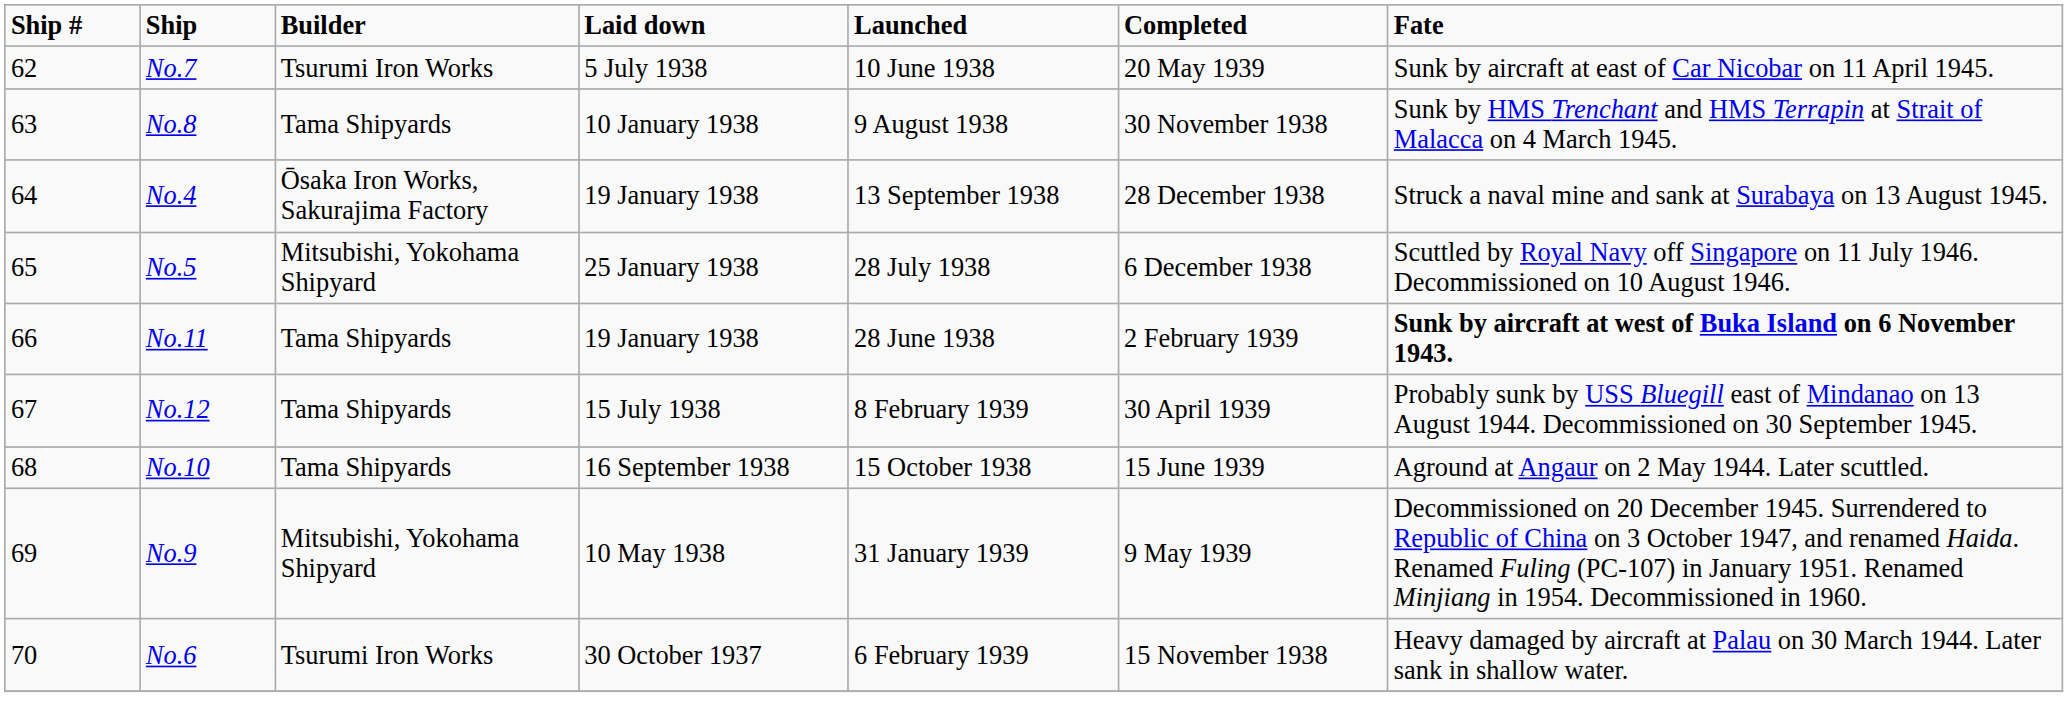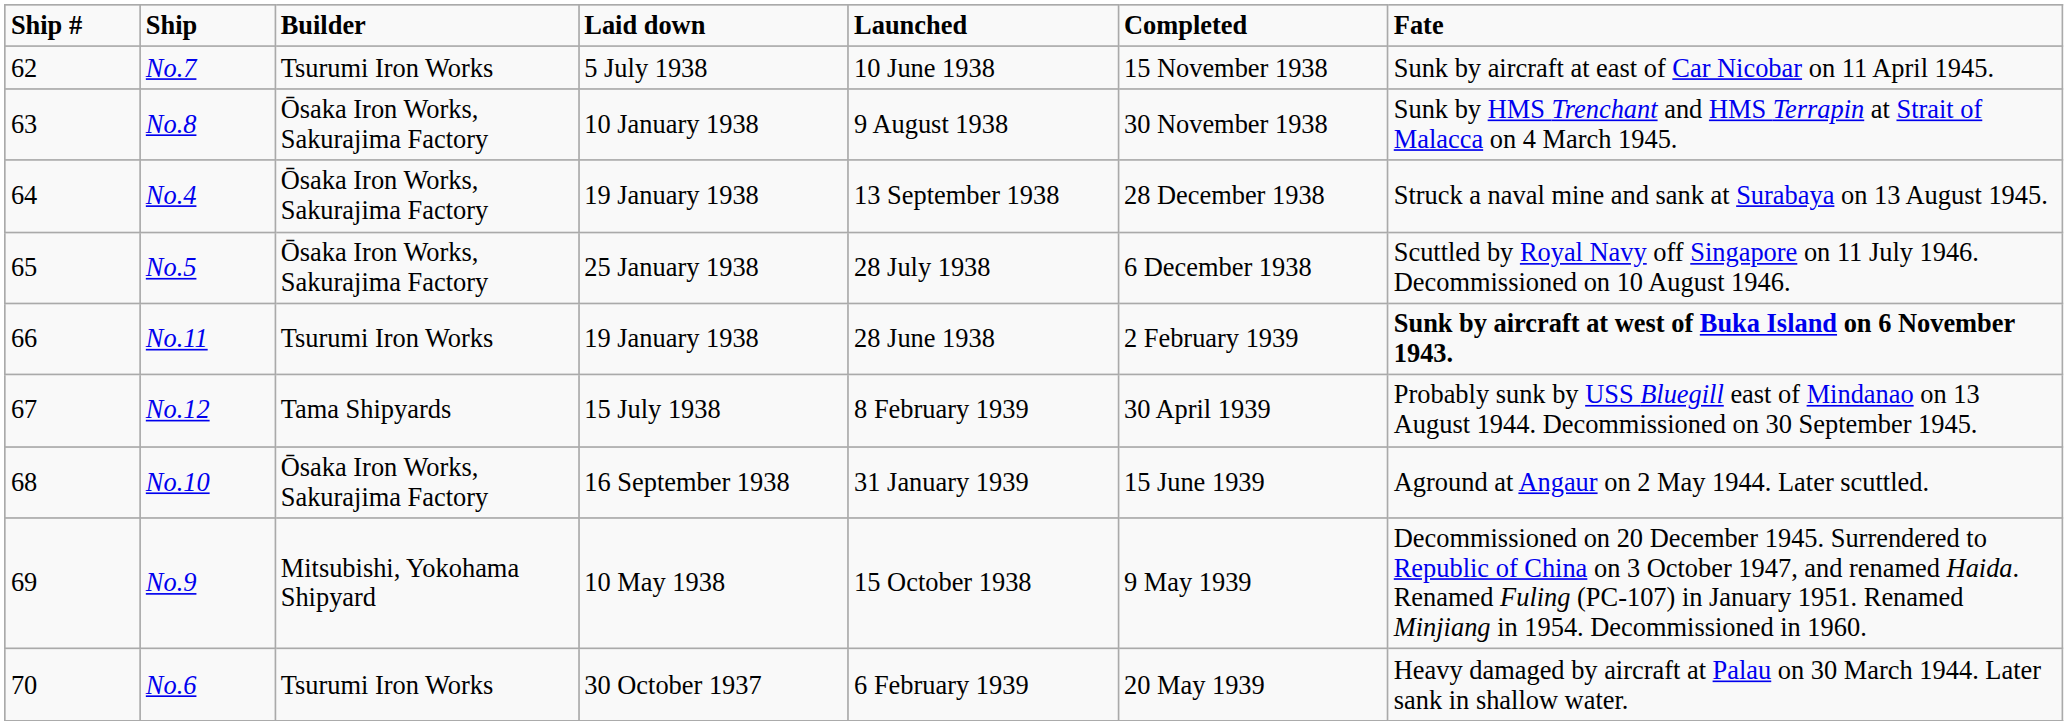(1194, 67) 20 May 1939 -> (1226, 67) 15 November 1938
(366, 124) Tama Shipyards -> (384, 124) Ōsaka Iron Works, Sakurajima Factory
(400, 267) Mitsubishi, Yokohama Shipyard -> (384, 267) Ōsaka Iron Works, Sakurajima Factory
(366, 338) Tama Shipyards -> (387, 338) Tsurumi Iron Works
(366, 467) Tama Shipyards -> (384, 481) Ōsaka Iron Works, Sakurajima Factory
(943, 467) 15 October 1938 -> (941, 481) 31 January 1939
(941, 553) 31 January 1939 -> (943, 583) 15 October 1938
(1226, 654) 15 November 1938 -> (1194, 684) 20 May 1939
